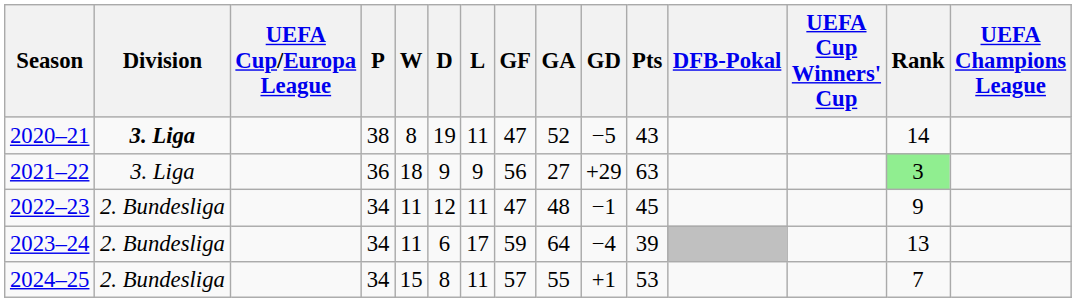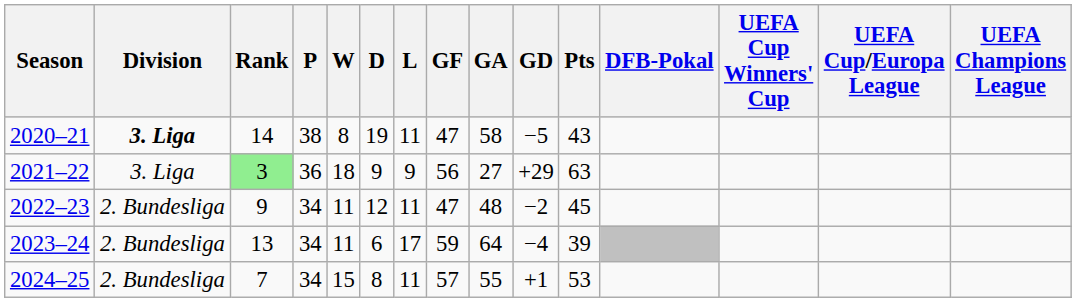columns swapped: (918, 60) <-> (296, 60)
(559, 135) 52 -> (491, 135) 58
(604, 207) −1 -> (536, 207) −2
